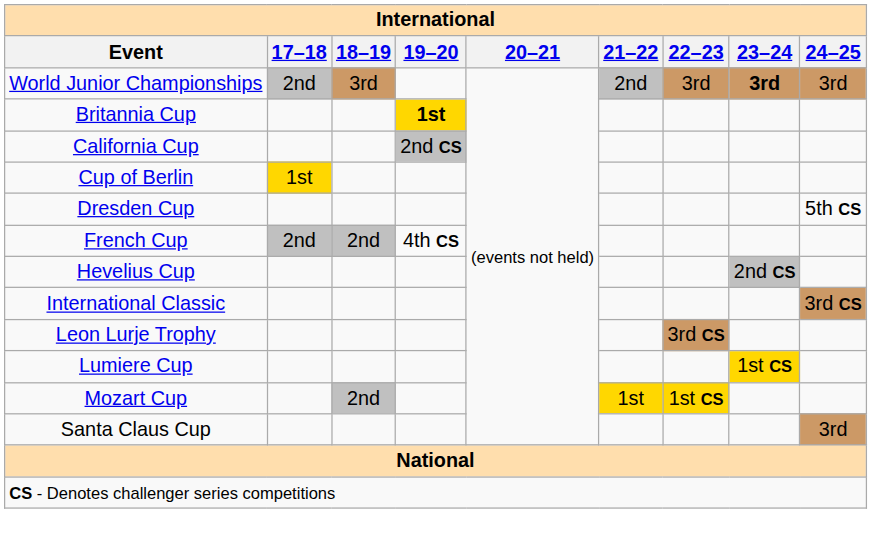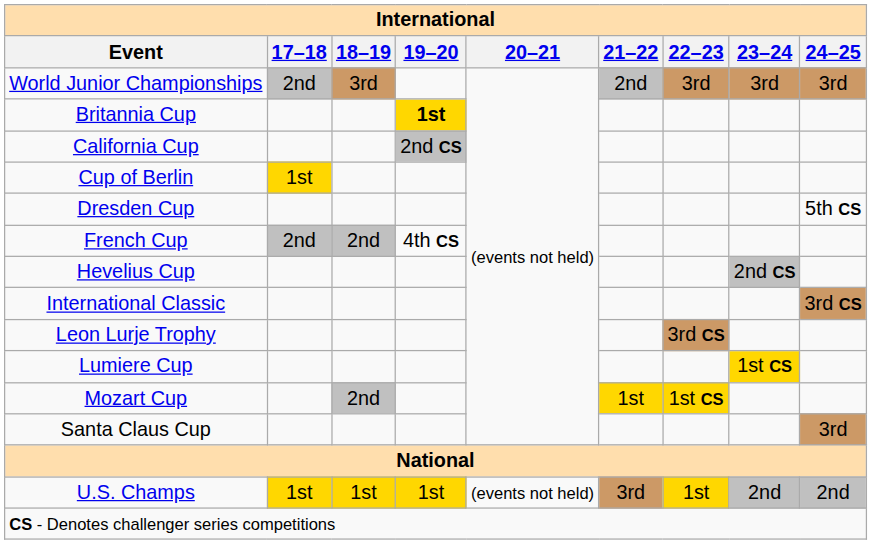(765, 83) bold -> (765, 83) normal
+ row: (136, 492)
